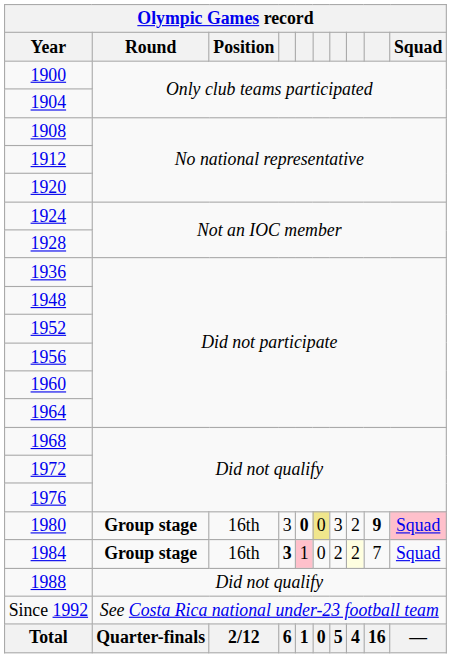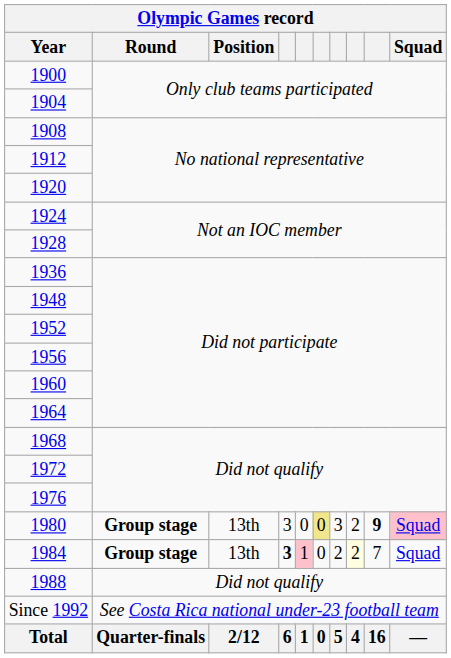(244, 525) 16th -> (244, 525) 13th
(304, 525) bold -> (304, 525) normal
(244, 553) 16th -> (244, 553) 13th
